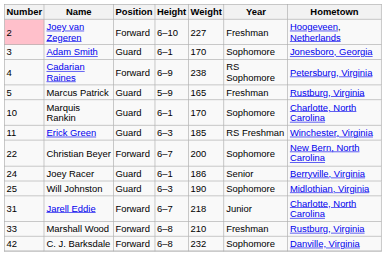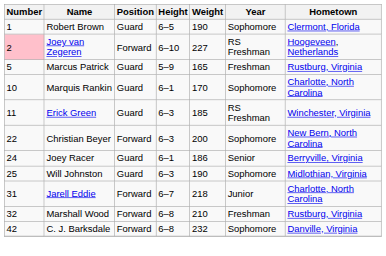+ row: (75, 27)
(247, 32) Freshman -> (249, 47) RS Freshman
- row: (72, 52)
- row: (66, 73)
(165, 153) 6–7 -> (166, 138) 6–3
(12, 229) 33 -> (12, 214) 32
